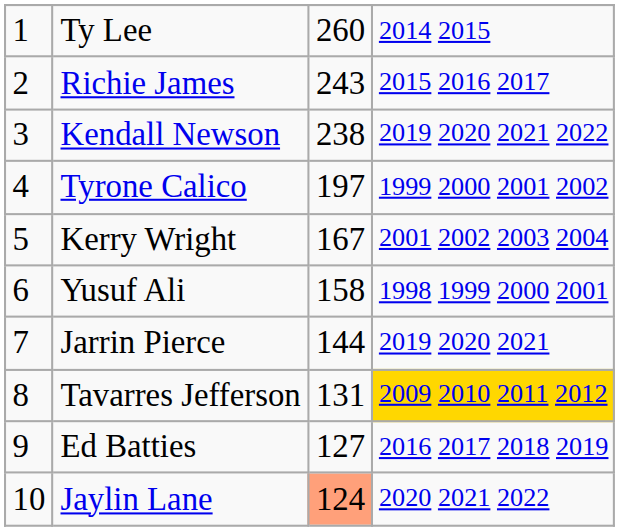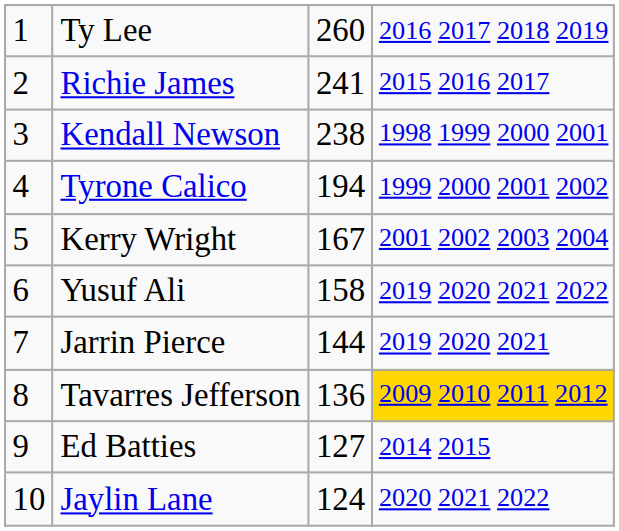(435, 30) 2014 2015 -> (494, 30) 2016 2017 2018 2019
(340, 82) 243 -> (340, 82) 241
(494, 134) 2019 2020 2021 2022 -> (494, 134) 1998 1999 2000 2001
(340, 186) 197 -> (340, 186) 194
(494, 290) 1998 1999 2000 2001 -> (494, 290) 2019 2020 2021 2022
(340, 394) 131 -> (340, 394) 136
(494, 446) 2016 2017 2018 2019 -> (435, 446) 2014 2015
(340, 498) lightsalmon background -> (340, 498) no background
